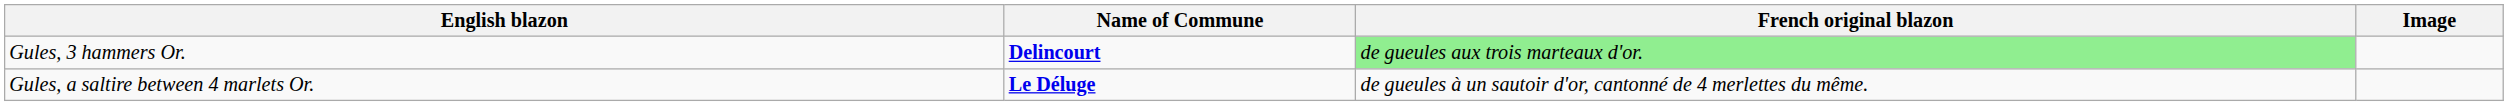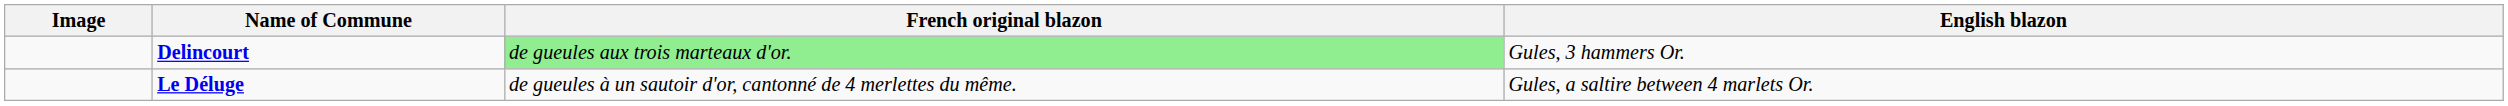columns swapped: (2429, 20) <-> (504, 20)
